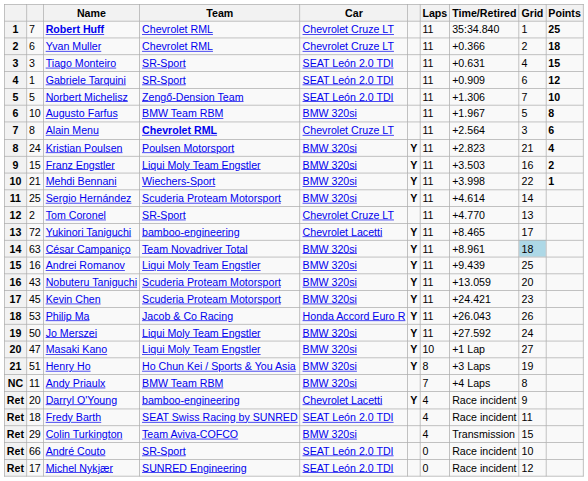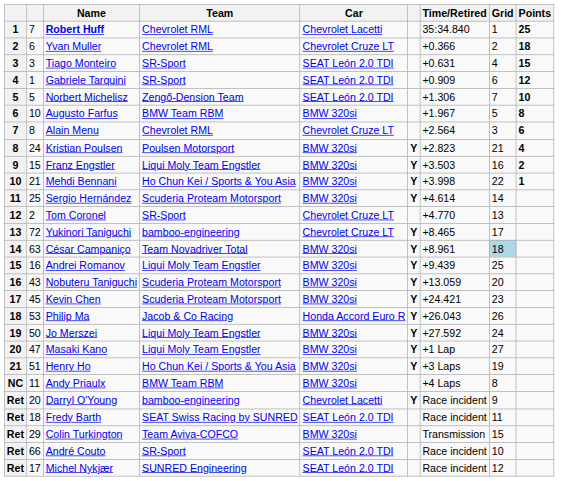- column: (435, 13)
(348, 30) Chevrolet Cruze LT -> (342, 30) Chevrolet Lacetti
(180, 131) bold -> (177, 131) normal
(179, 181) Wiechers-Sport -> (219, 181) Ho Chun Kei / Sports & You Asia
(342, 232) Chevrolet Lacetti -> (348, 232) Chevrolet Cruze LT
